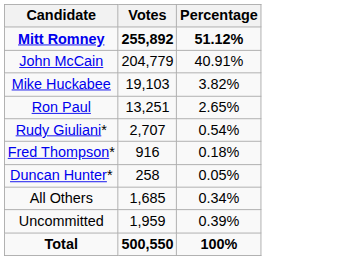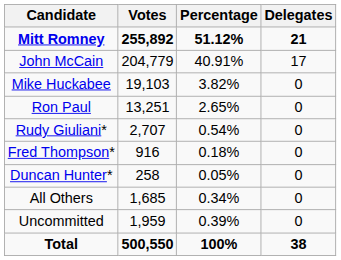+ column: (298, 15)
